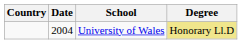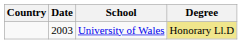(62, 30) 2004 -> (62, 30) 2003
